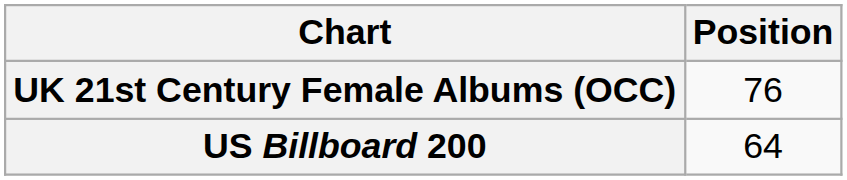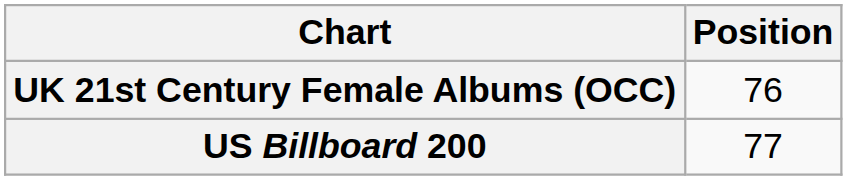(763, 145) 64 -> (763, 145) 77
